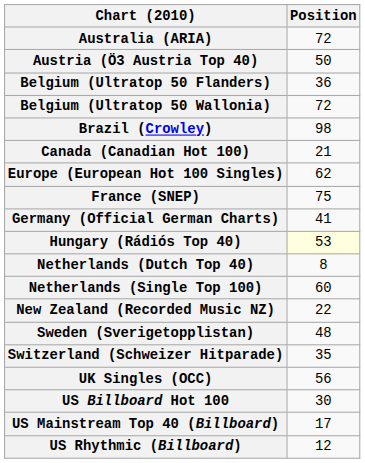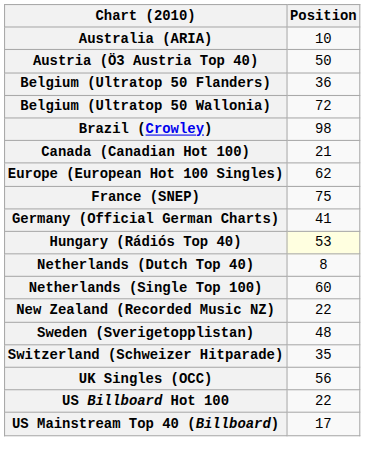(323, 39) 72 -> (323, 39) 10
(323, 401) 30 -> (323, 401) 22
- row: (146, 447)
